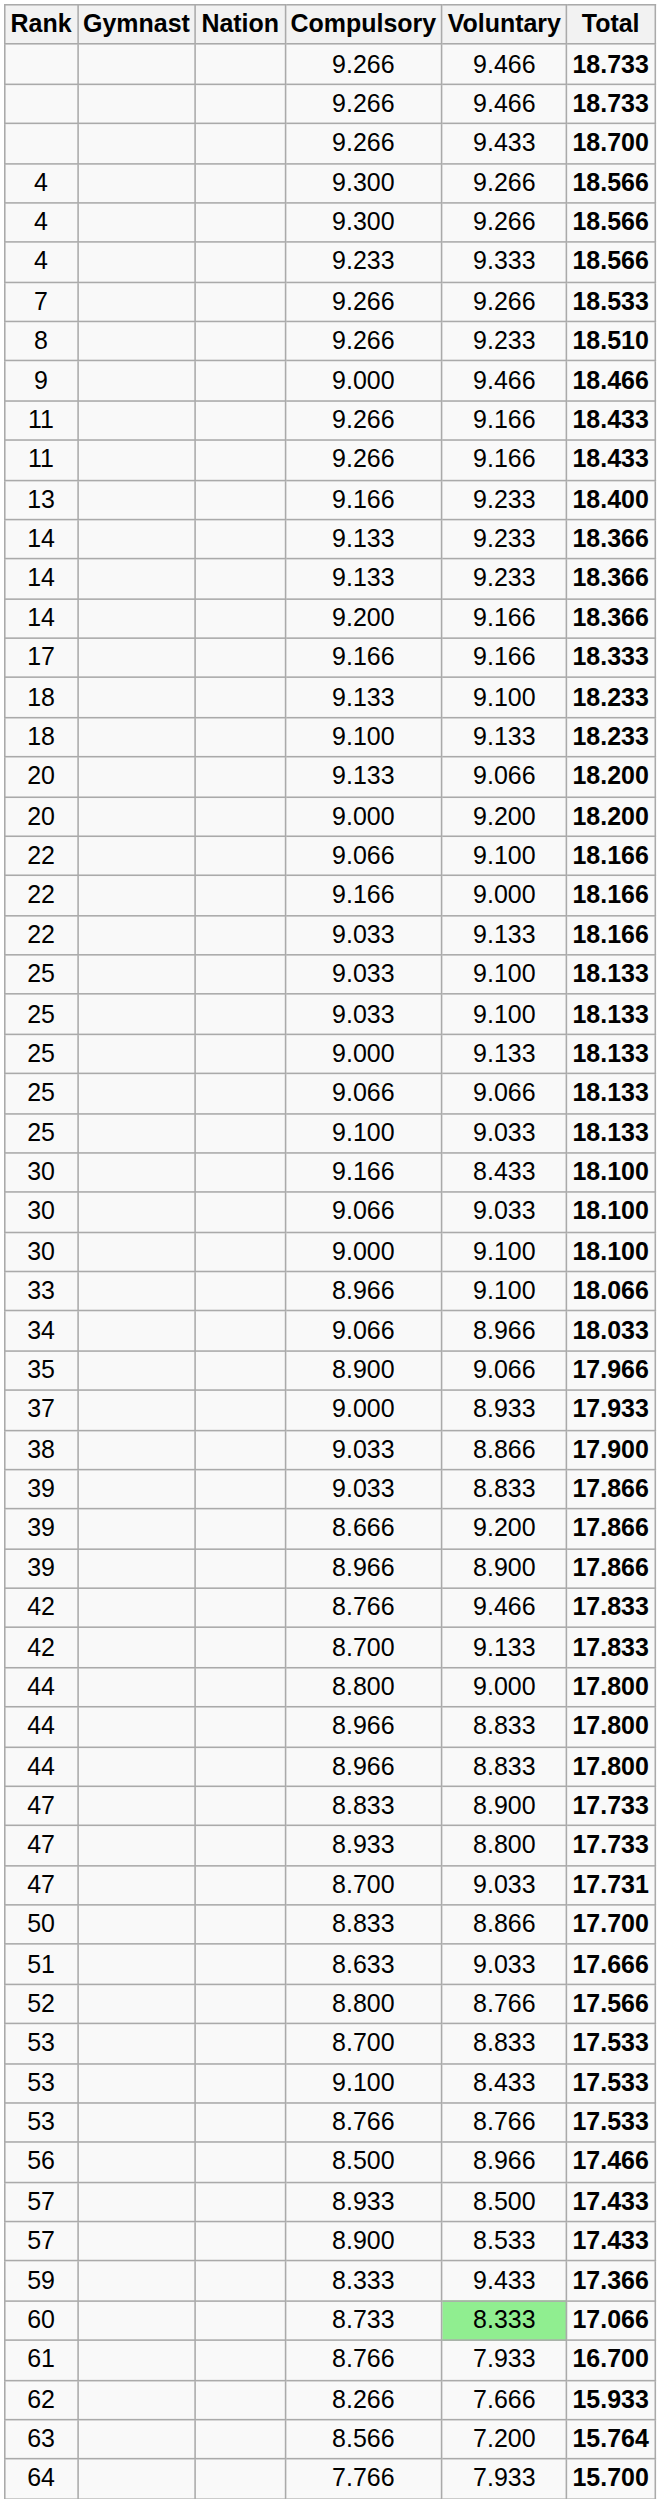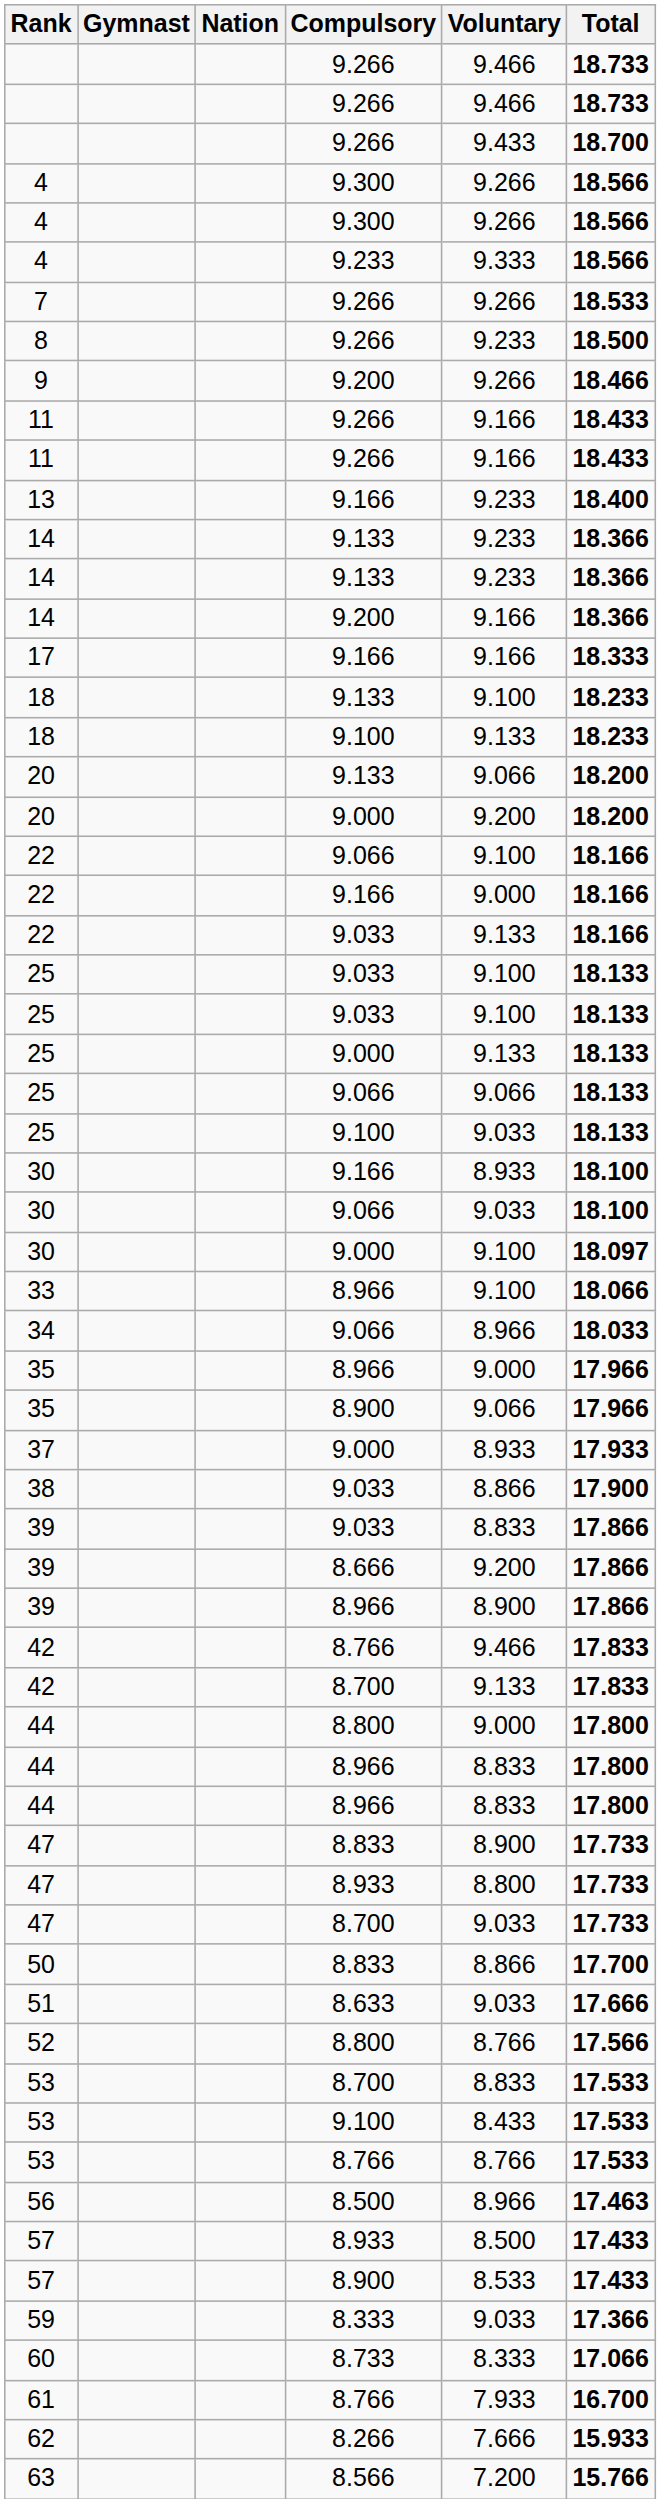(611, 340) 18.510 -> (611, 340) 18.500
+ row: (41, 380)
- row: (41, 380)
(504, 1172) 8.433 -> (504, 1172) 8.933
(611, 1251) 18.100 -> (611, 1251) 18.097
+ row: (41, 1370)
(611, 1884) 17.731 -> (611, 1924) 17.733
(611, 2161) 17.466 -> (611, 2201) 17.463
(504, 2280) 9.433 -> (504, 2320) 9.033
(504, 2320) lightgreen background -> (504, 2359) no background
(611, 2438) 15.764 -> (611, 2478) 15.766
- row: (41, 2478)
